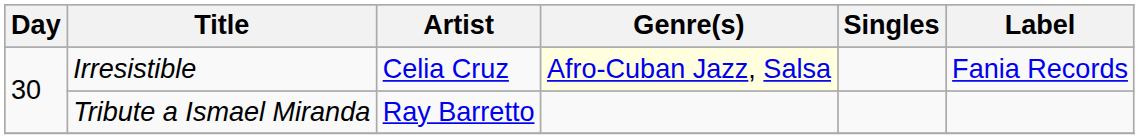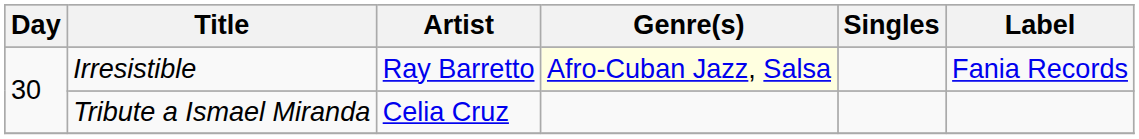(446, 68) Celia Cruz -> (459, 68) Ray Barretto
(459, 111) Ray Barretto -> (446, 111) Celia Cruz
